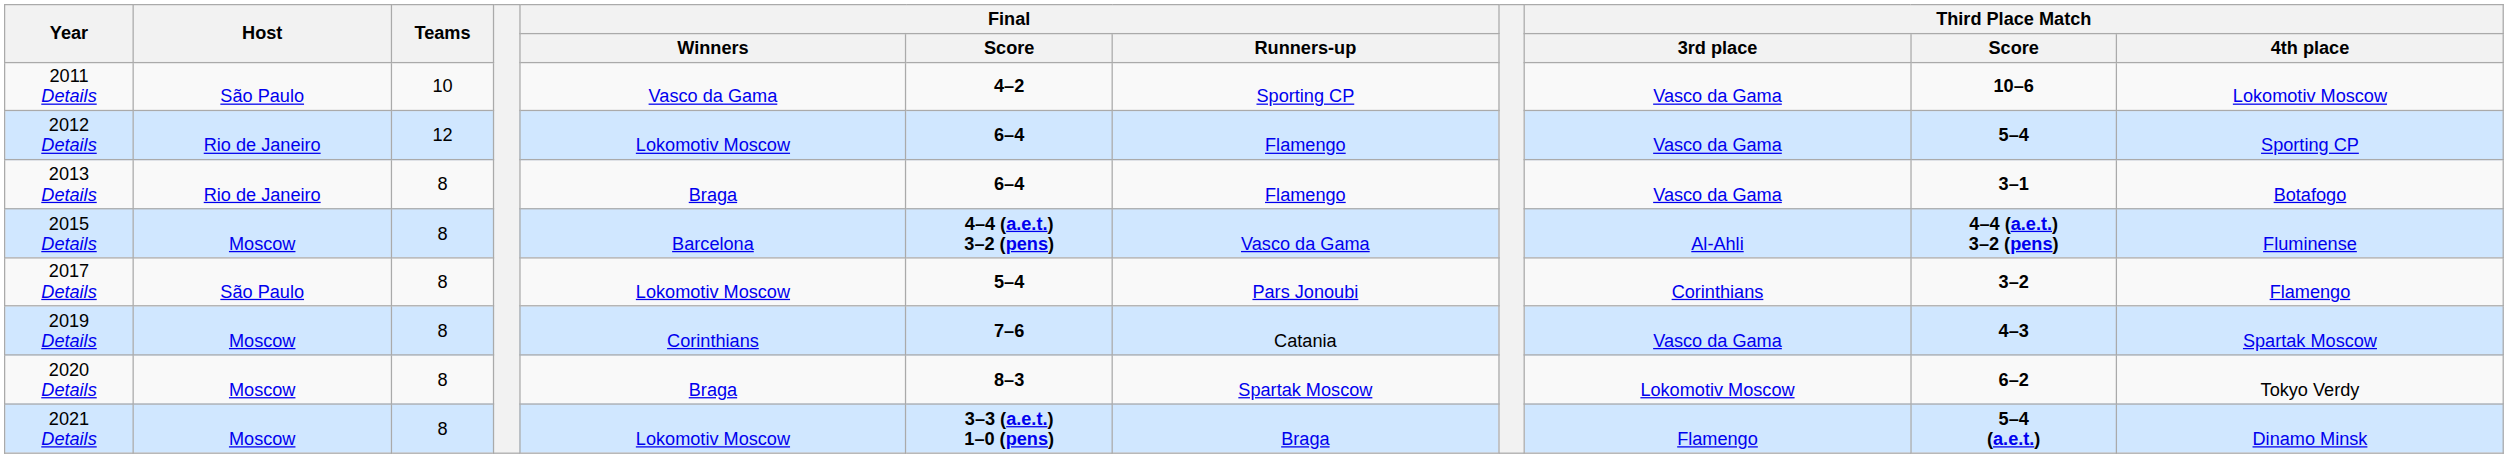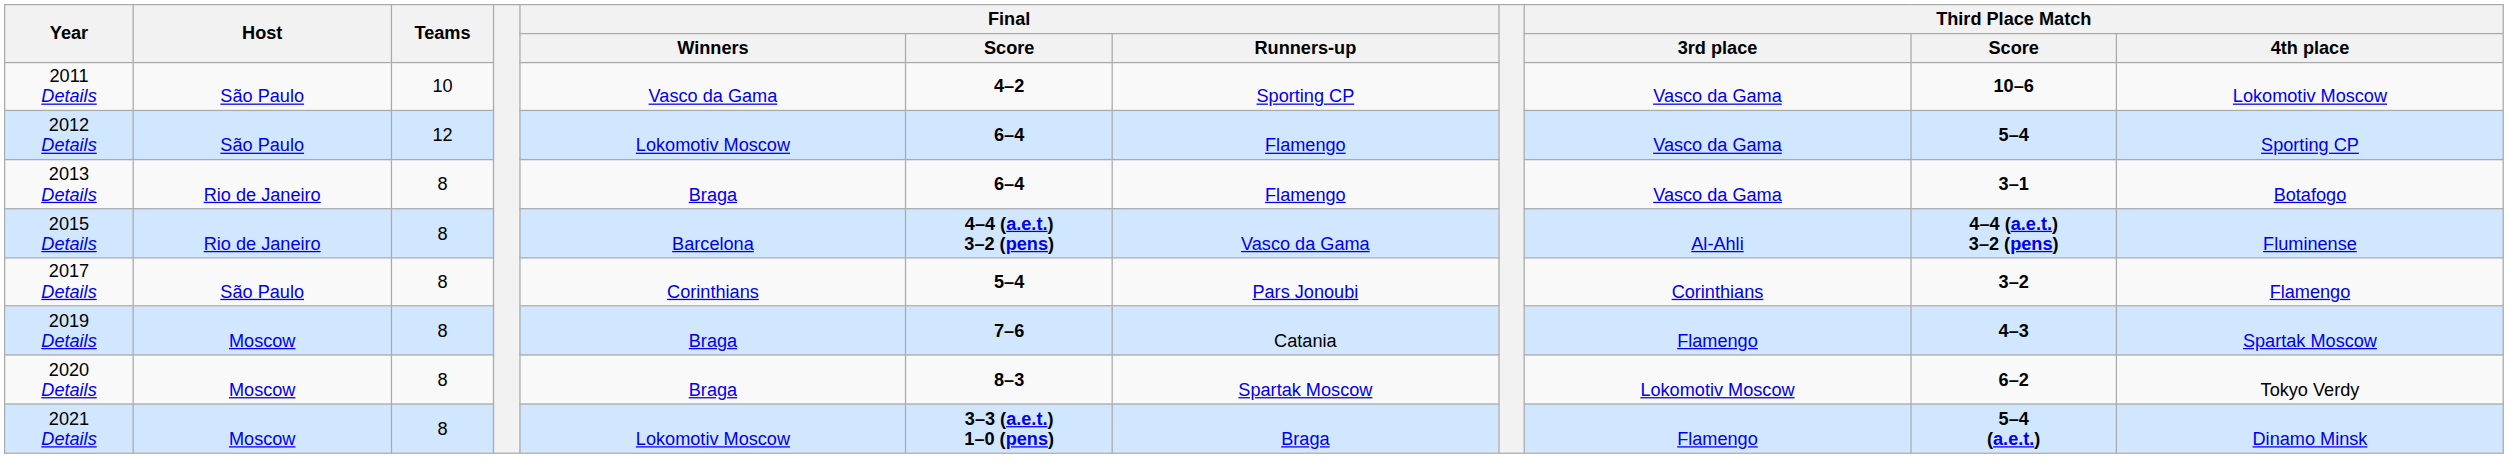(262, 146) Rio de Janeiro -> (262, 146) São Paulo
(262, 243) Moscow -> (262, 243) Rio de Janeiro
(713, 292) Lokomotiv Moscow -> (713, 292) Corinthians
(713, 341) Corinthians -> (713, 341) Braga
(1717, 341) Vasco da Gama -> (1717, 341) Flamengo
